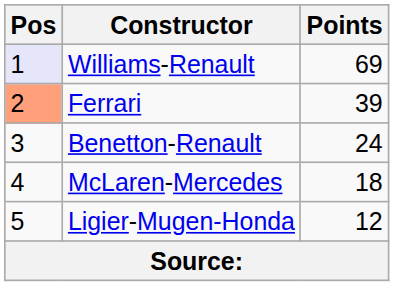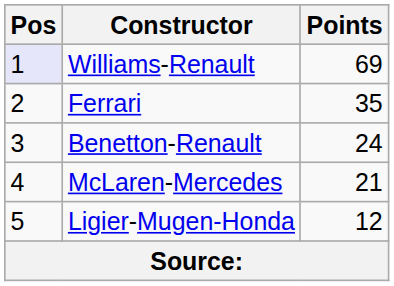(18, 104) lightsalmon background -> (18, 104) no background
(369, 104) 39 -> (369, 104) 35
(369, 183) 18 -> (369, 183) 21
